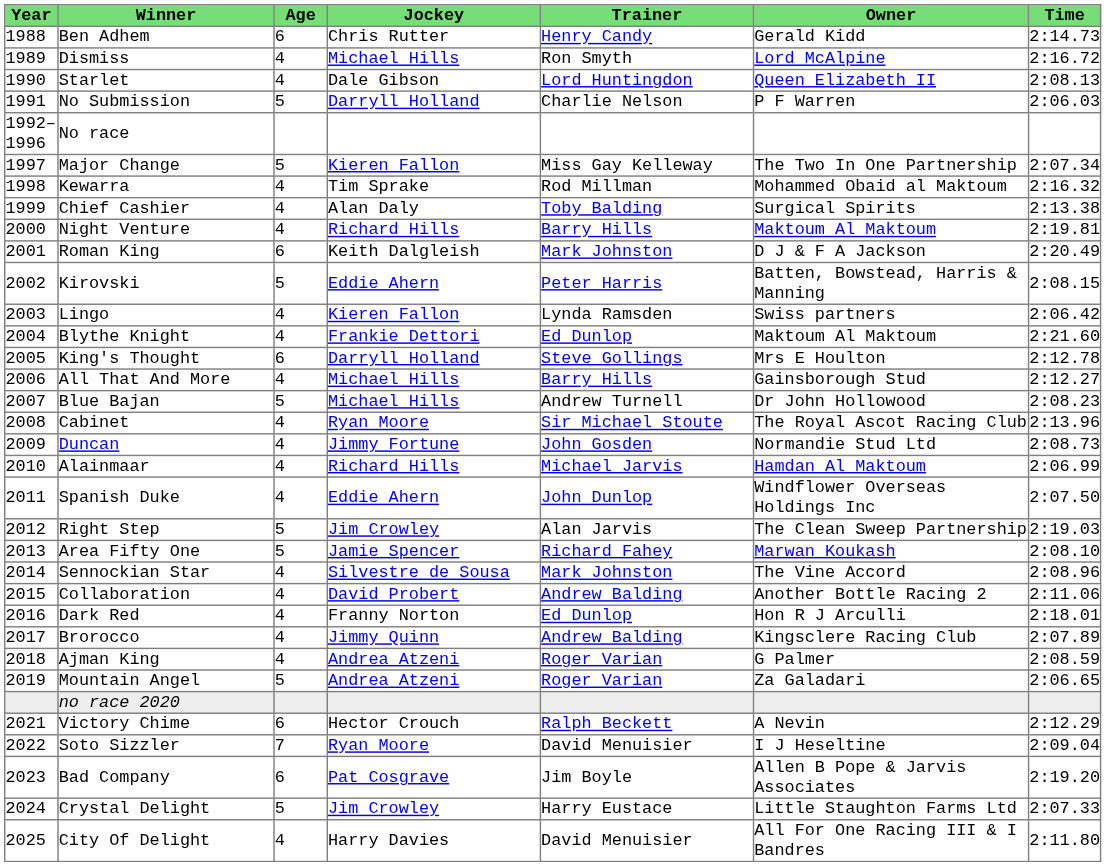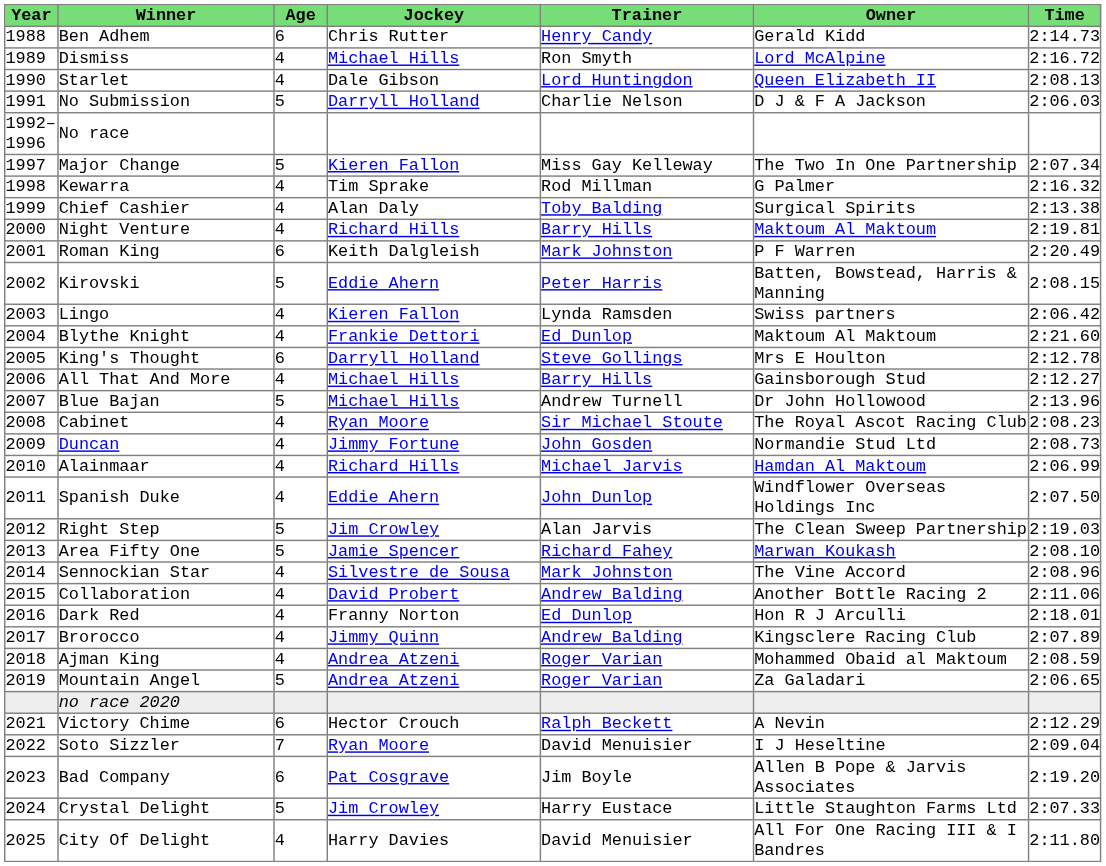(805, 102) P F Warren -> (840, 102) D J & F A Jackson
(880, 187) Mohammed Obaid al Maktoum -> (795, 187) G Palmer
(840, 252) D J & F A Jackson -> (805, 252) P F Warren
(1065, 401) 2:08.23 -> (1065, 401) 2:13.96
(1065, 423) 2:13.96 -> (1065, 423) 2:08.23
(795, 659) G Palmer -> (880, 659) Mohammed Obaid al Maktoum
